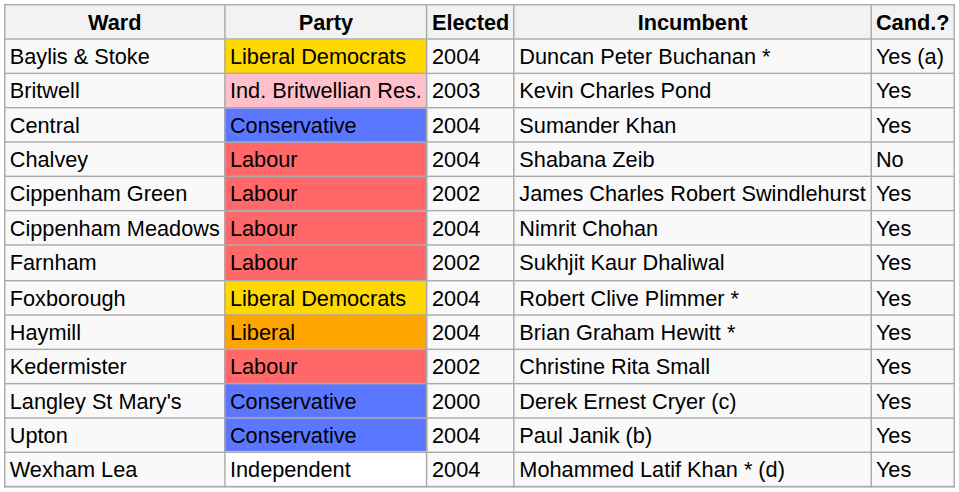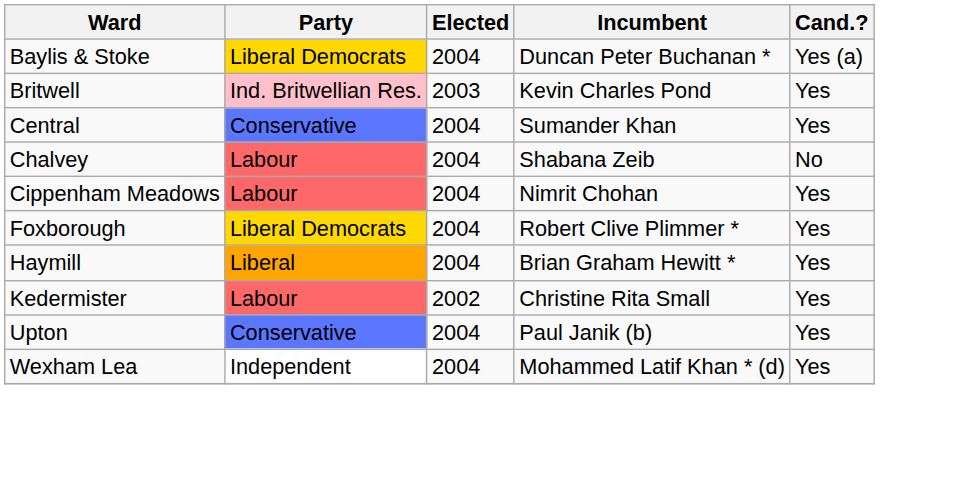- row: (99, 194)
- row: (53, 263)
- row: (96, 401)
